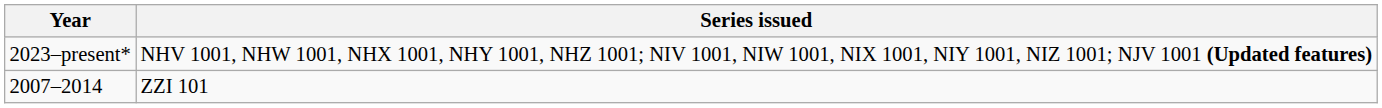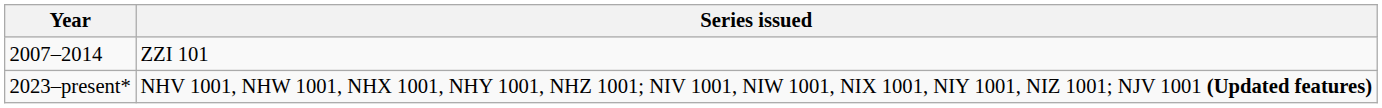rows swapped: (56, 86) <-> (70, 53)
